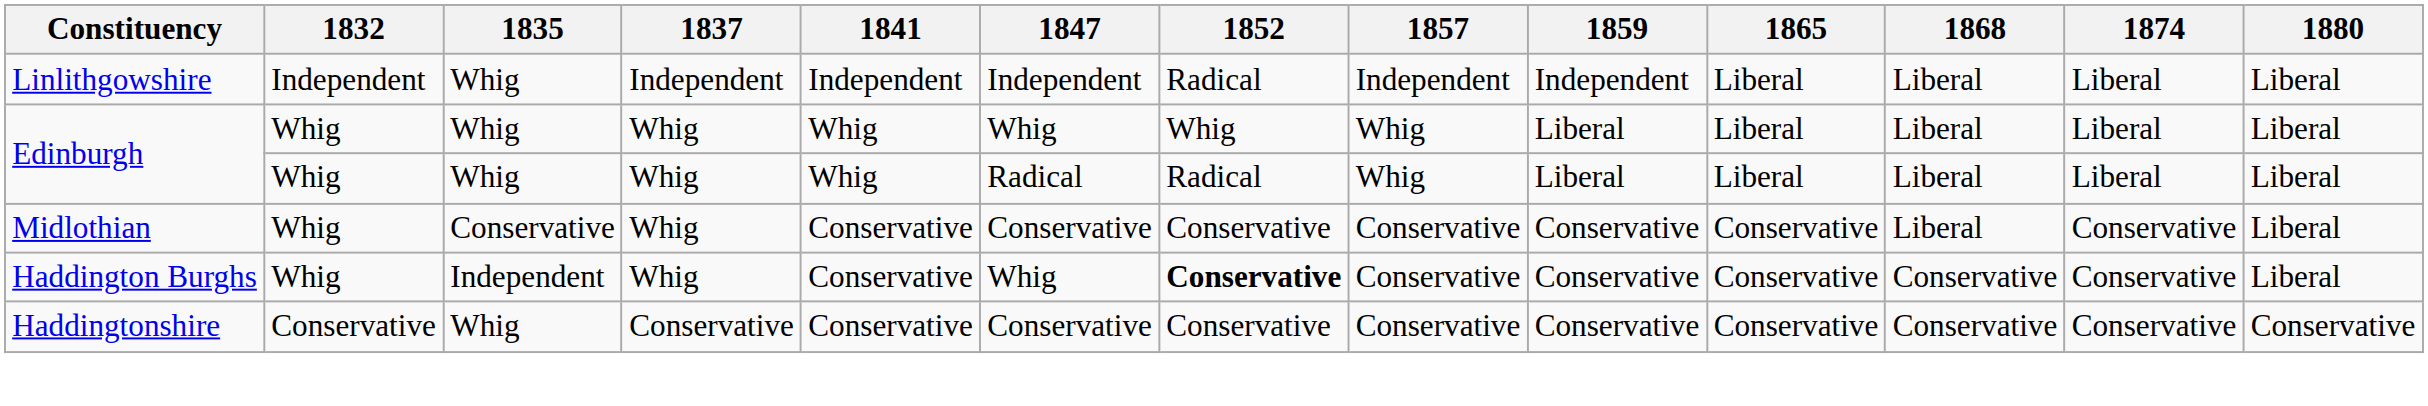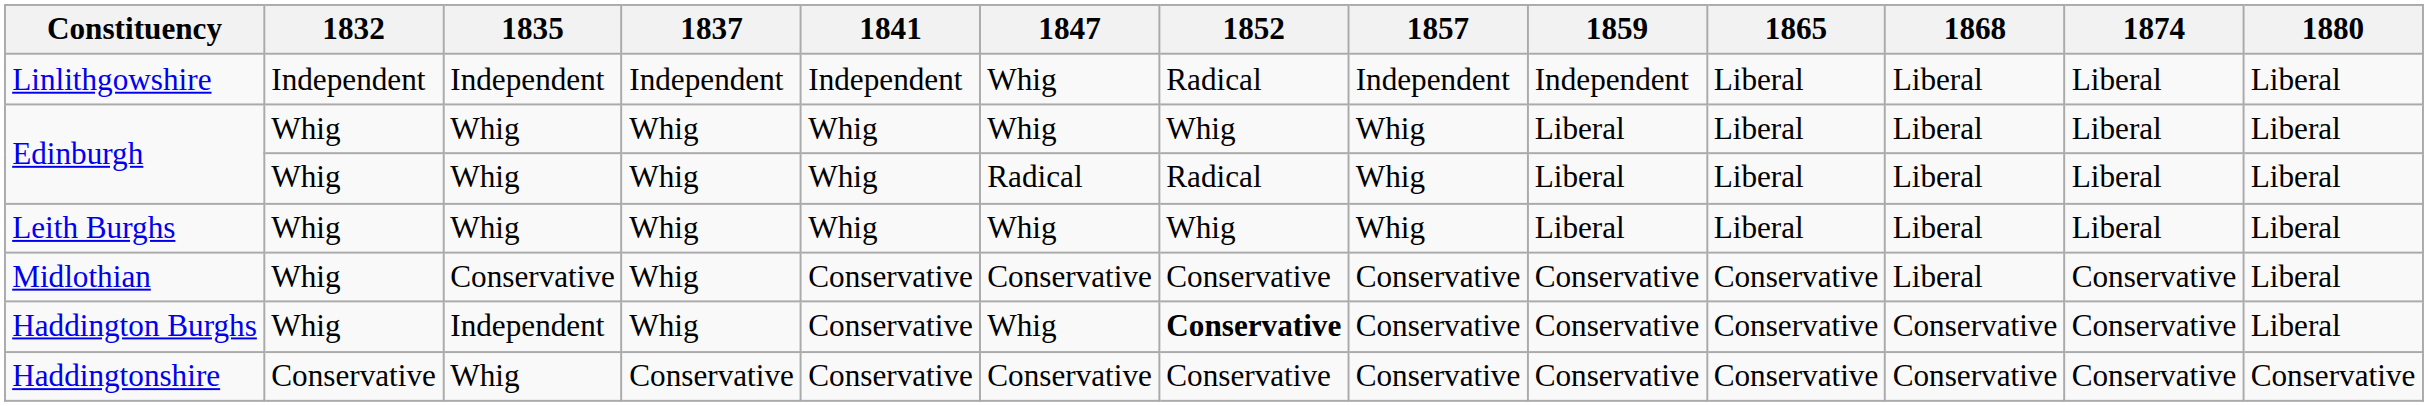(485, 78) Whig -> (527, 78) Independent
(1064, 78) Independent -> (1022, 78) Whig
+ row: (94, 227)
